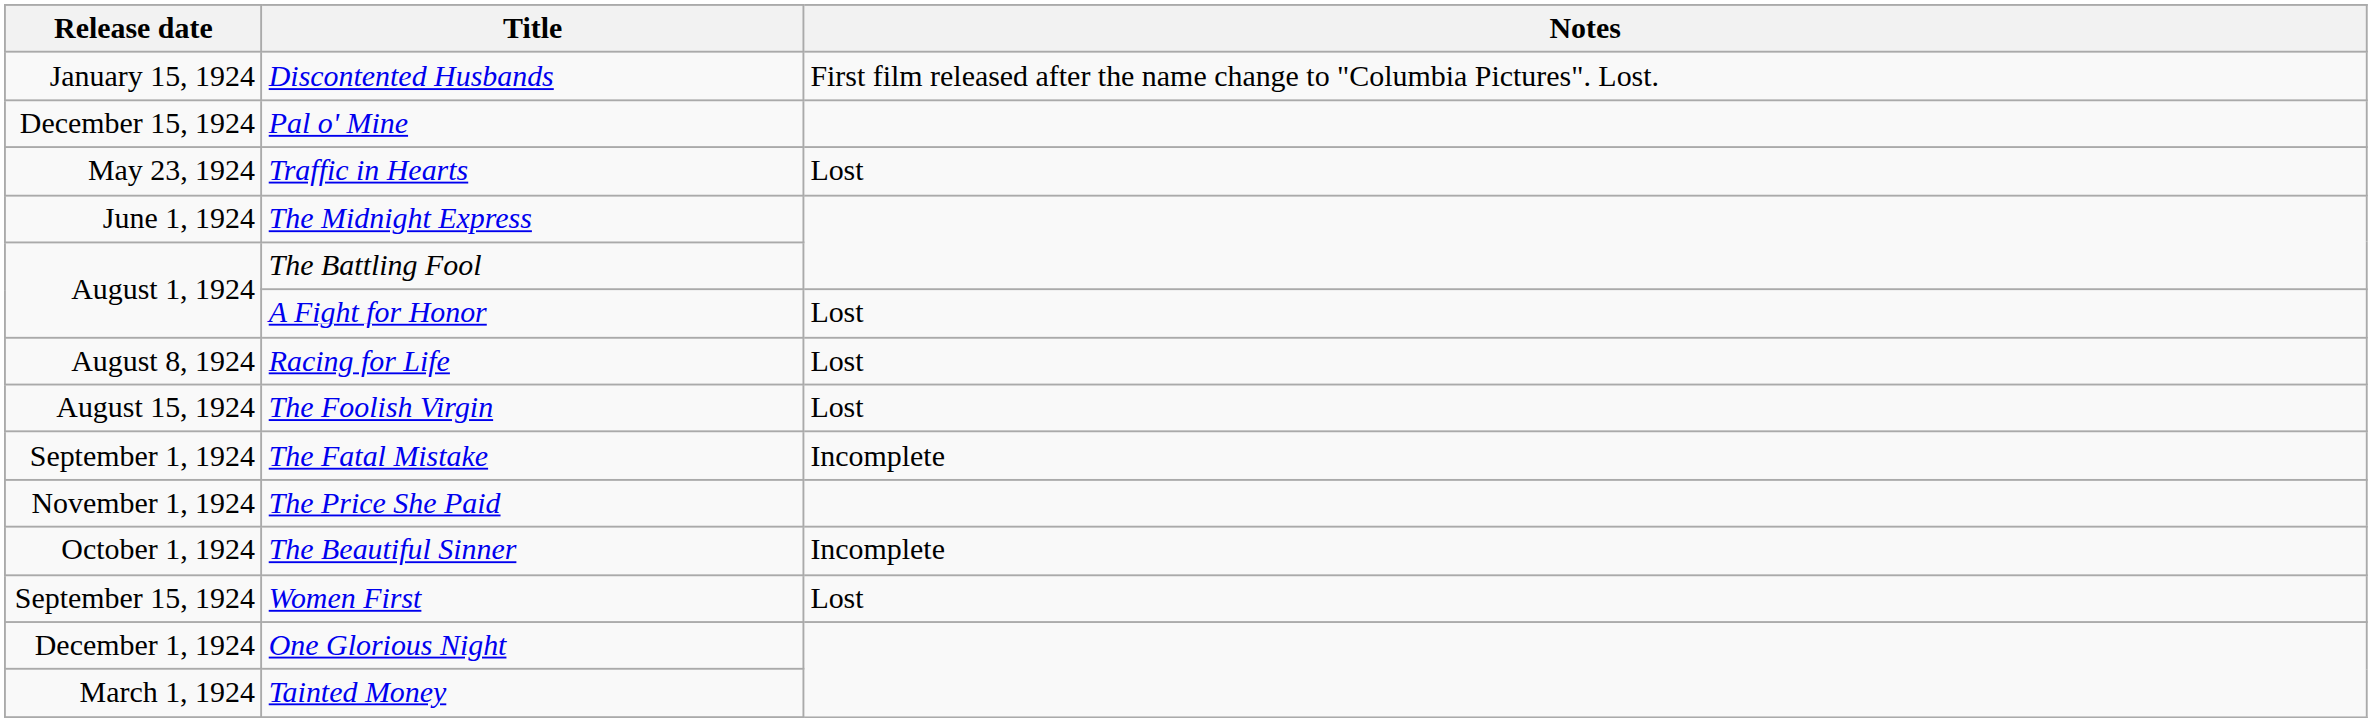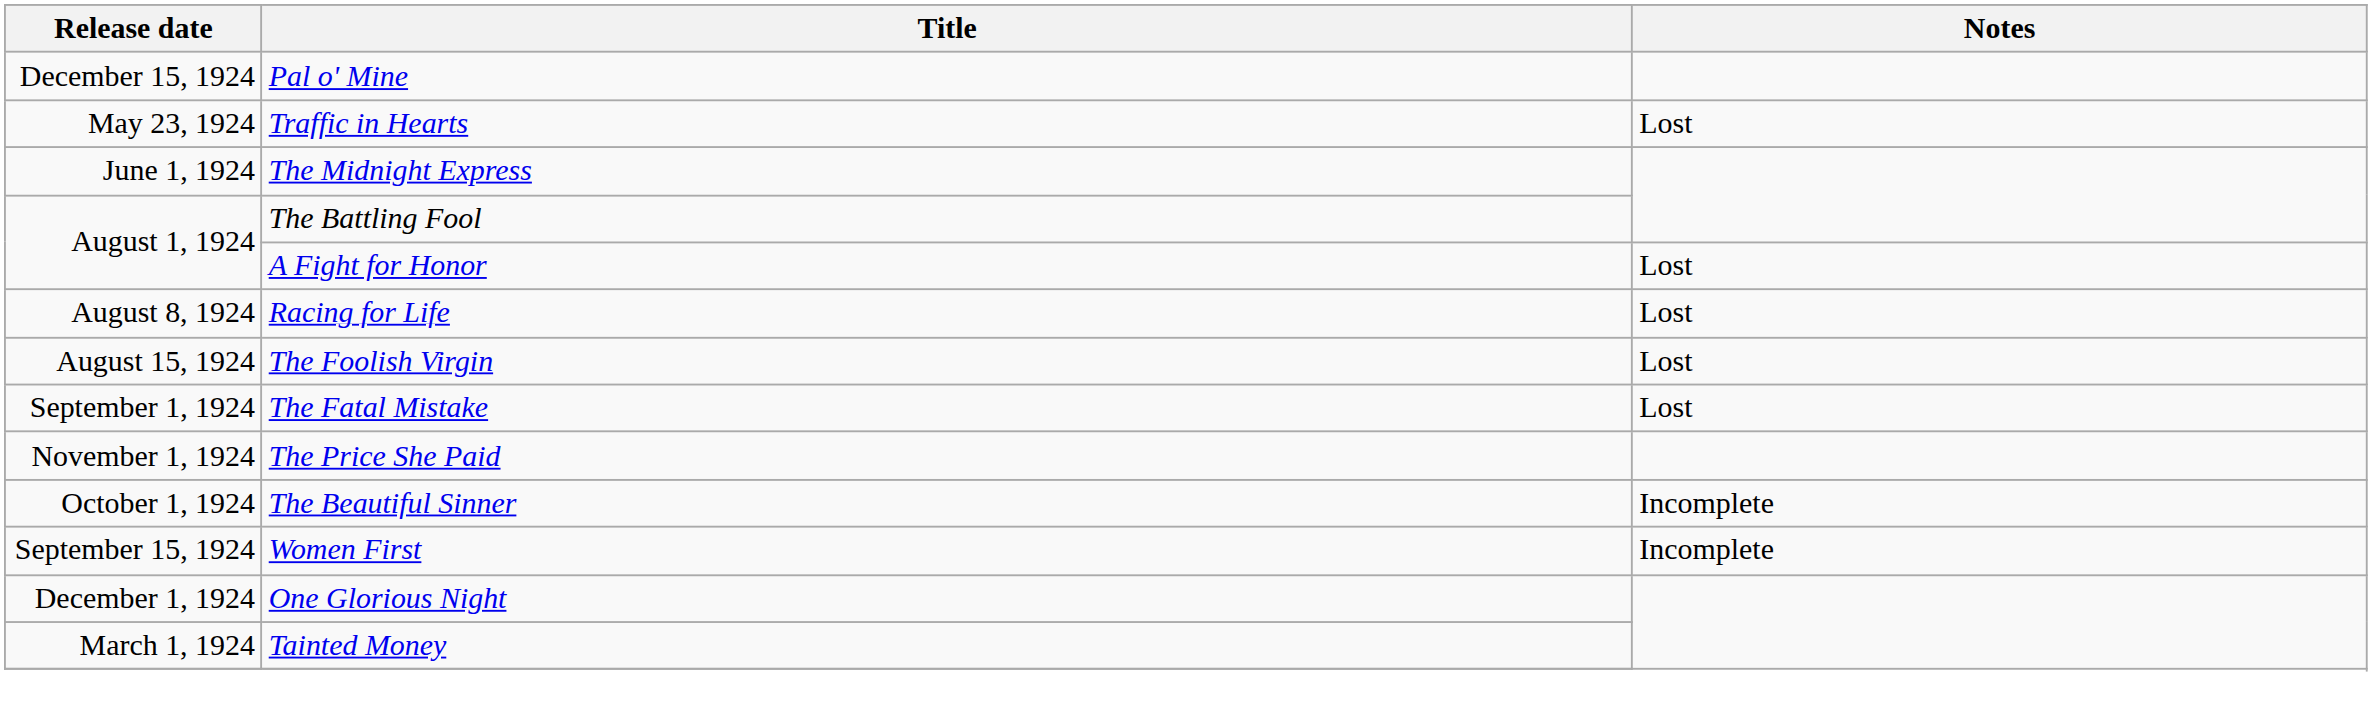- row: (411, 75)
(878, 455) Incomplete -> (1666, 407) Lost
(837, 597) Lost -> (1707, 550) Incomplete
